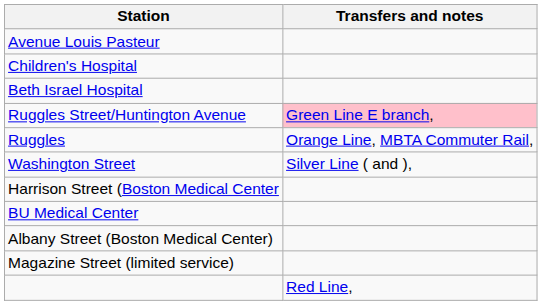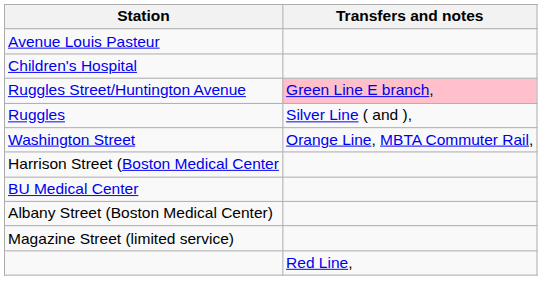- row: (75, 90)
(410, 139) Orange Line, MBTA Commuter Rail, -> (349, 115) Silver Line ( and ),
(349, 164) Silver Line ( and ), -> (410, 139) Orange Line, MBTA Commuter Rail,
